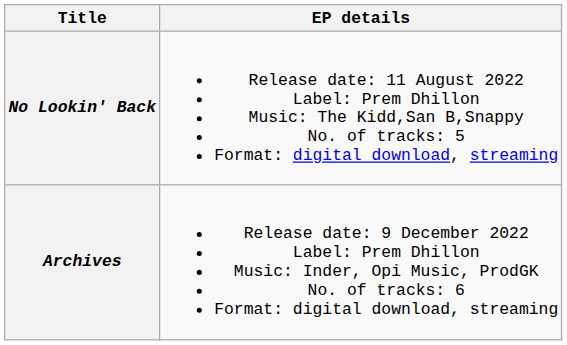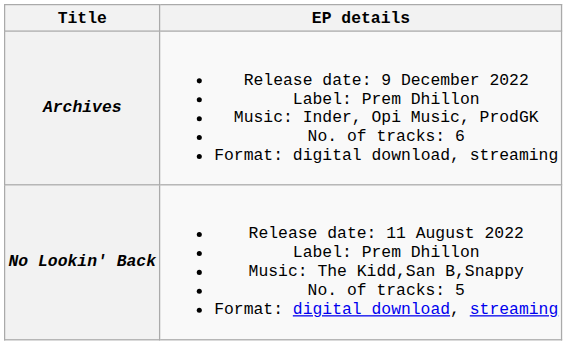rows swapped: (82, 108) <-> (82, 262)
